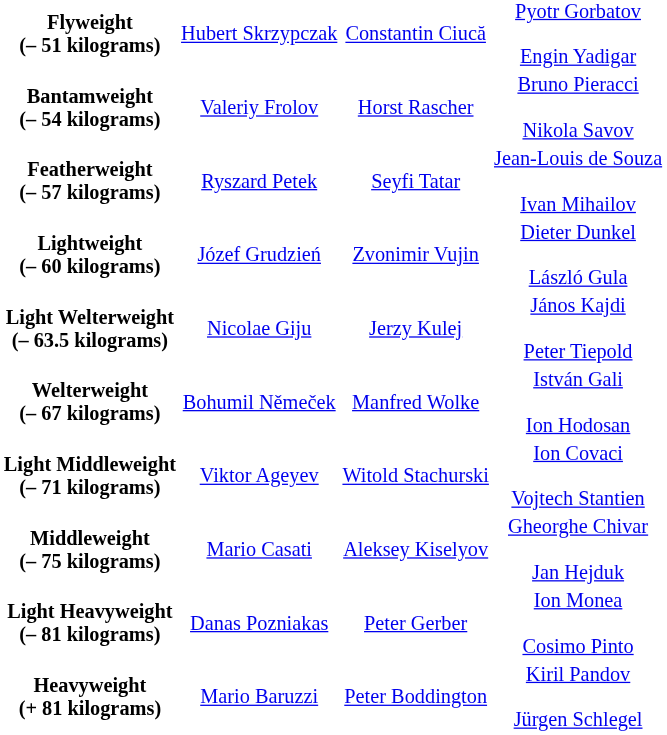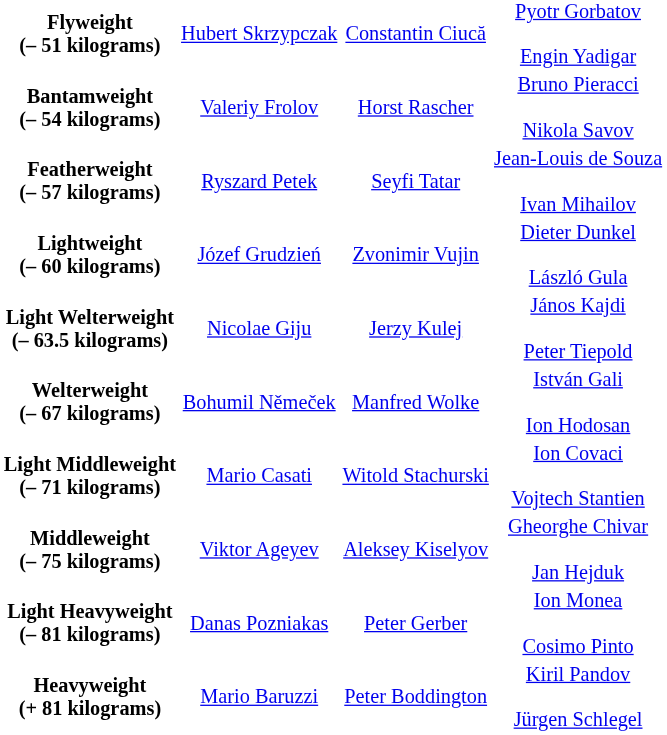(259, 475) Viktor Ageyev -> (259, 475) Mario Casati
(259, 549) Mario Casati -> (259, 549) Viktor Ageyev
